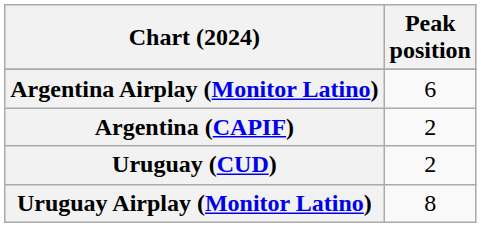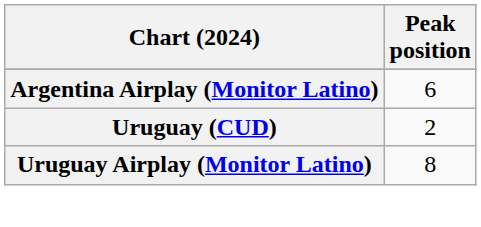- row: (194, 126)
